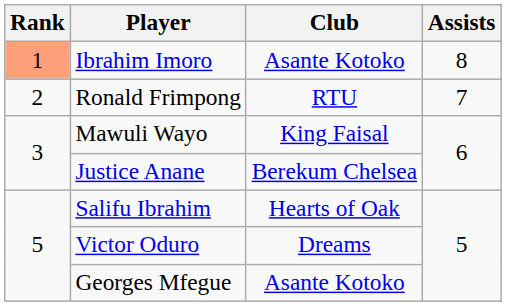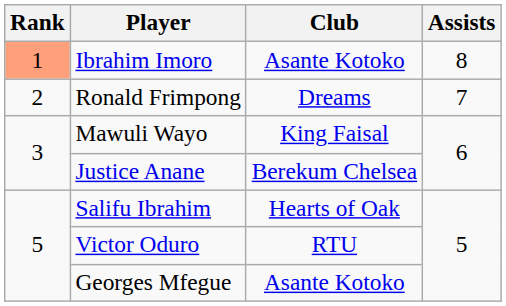(334, 97) RTU -> (334, 97) Dreams
(334, 245) Dreams -> (334, 245) RTU
